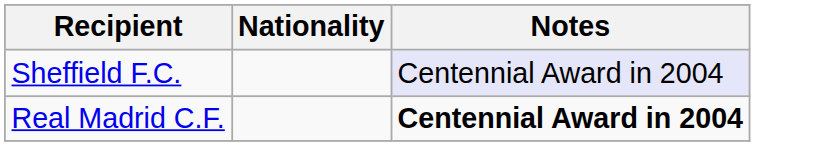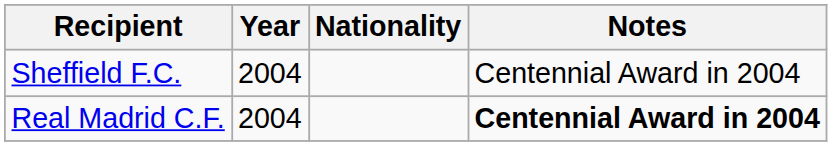+ column: (270, 27)
(561, 72) lavender background -> (637, 72) no background
